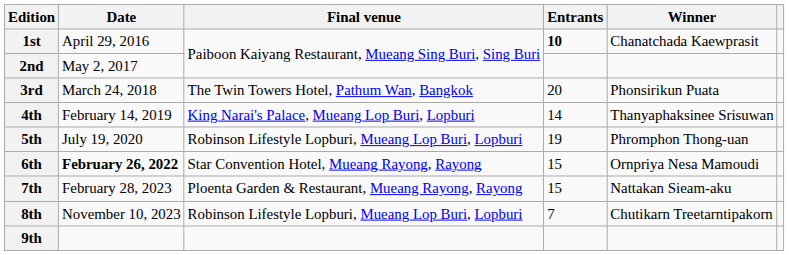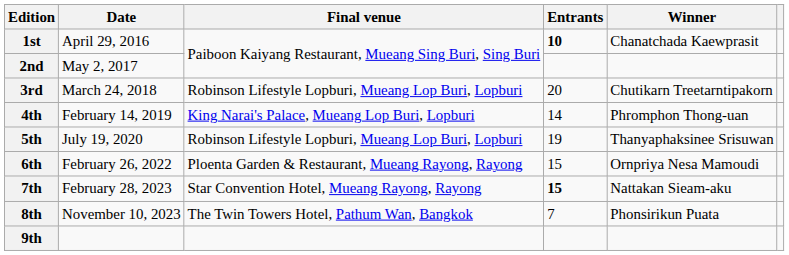(330, 90) The Twin Towers Hotel, Pathum Wan, Bangkok -> (355, 90) Robinson Lifestyle Lopburi, Mueang Lop Buri, Lopburi
(665, 90) Phonsirikun Puata -> (692, 90) Chutikarn Treetarntipakorn
(692, 115) Thanyaphaksinee Srisuwan -> (679, 115) Phromphon Thong-uan
(679, 139) Phromphon Thong-uan -> (692, 139) Thanyaphaksinee Srisuwan
(120, 164) bold -> (117, 164) normal
(335, 164) Star Convention Hotel, Mueang Rayong, Rayong -> (355, 164) Ploenta Garden & Restaurant, Mueang Rayong, Rayong
(355, 188) Ploenta Garden & Restaurant, Mueang Rayong, Rayong -> (335, 188) Star Convention Hotel, Mueang Rayong, Rayong
(555, 188) normal -> (555, 188) bold
(355, 213) Robinson Lifestyle Lopburi, Mueang Lop Buri, Lopburi -> (330, 213) The Twin Towers Hotel, Pathum Wan, Bangkok
(692, 213) Chutikarn Treetarntipakorn -> (665, 213) Phonsirikun Puata
